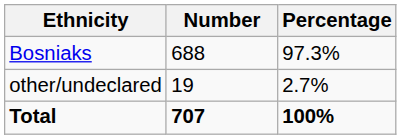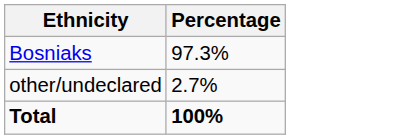- column: (222, 20)
